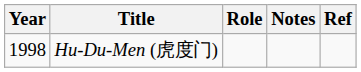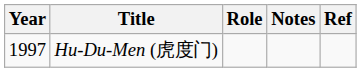(27, 50) 1998 -> (27, 50) 1997
